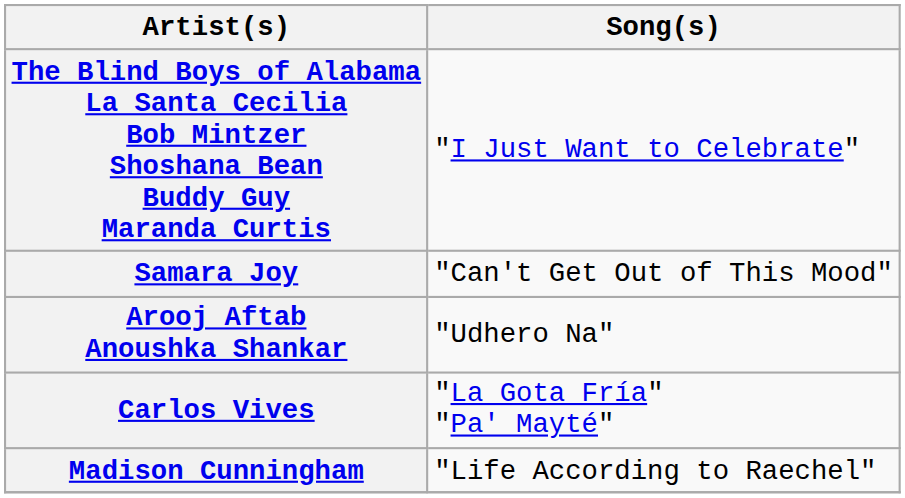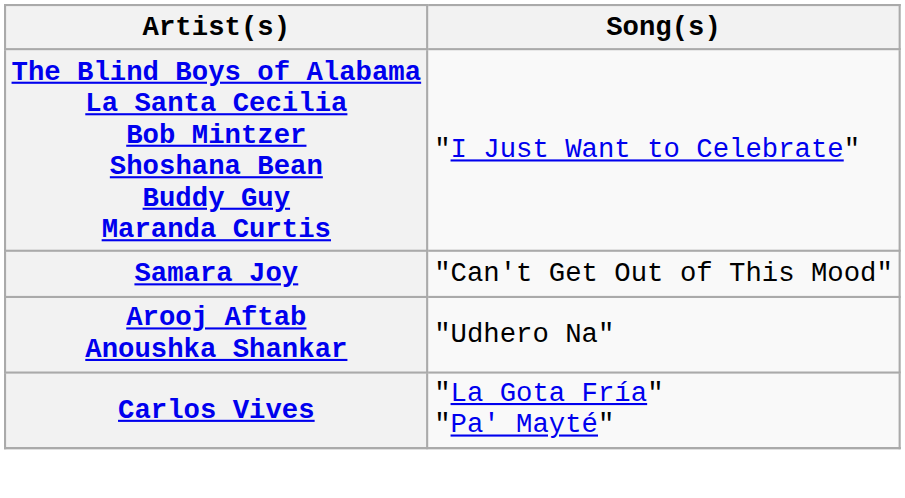- row: (216, 470)
